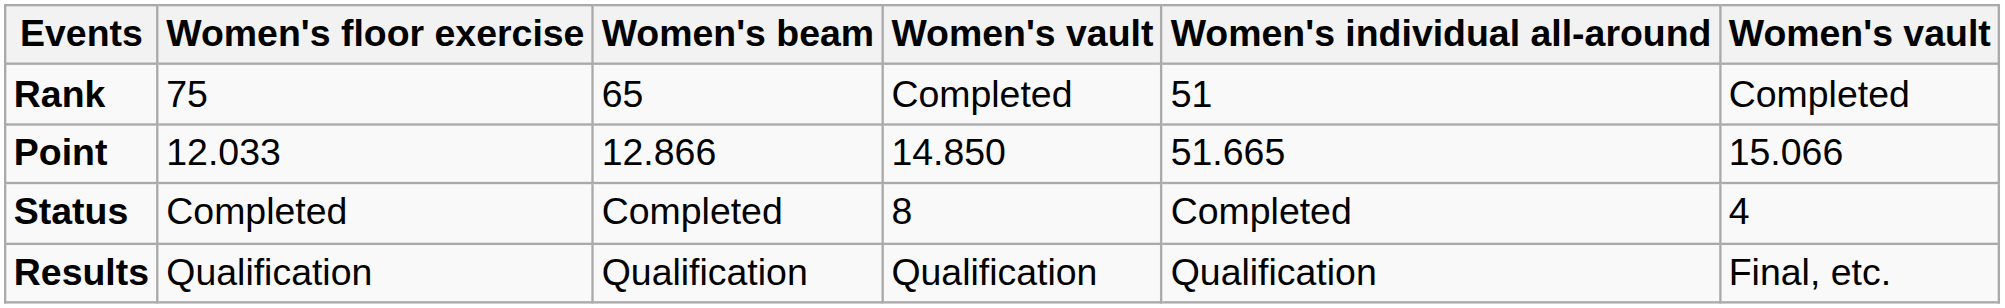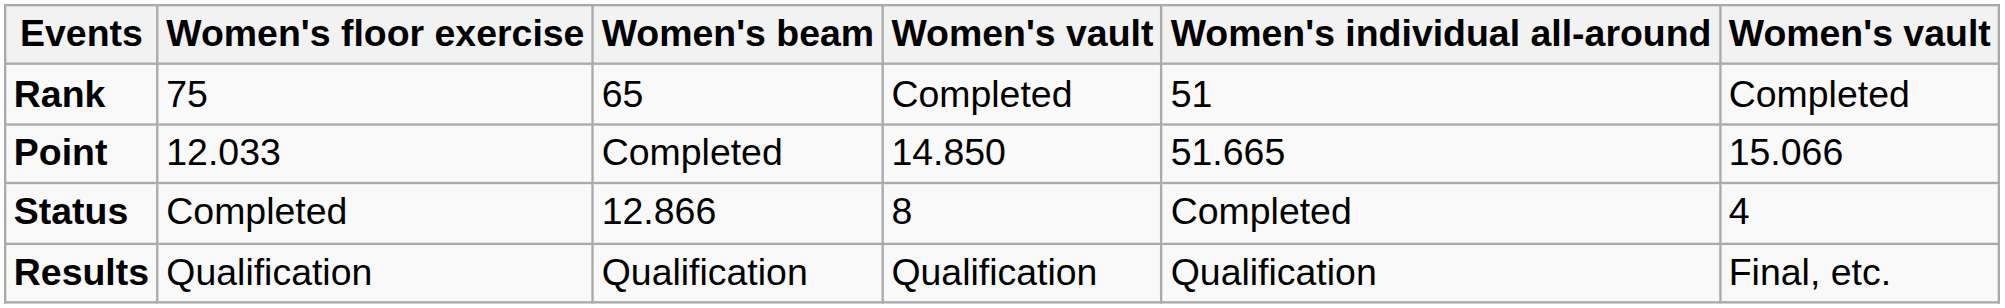(659, 152) 12.866 -> (692, 152) Completed
(692, 212) Completed -> (659, 212) 12.866
